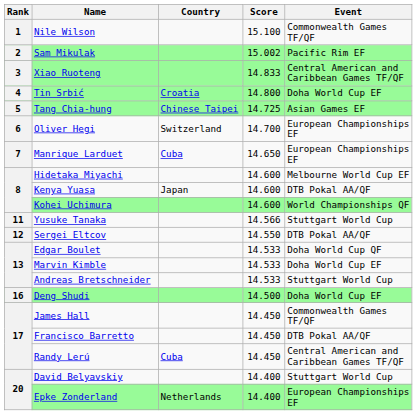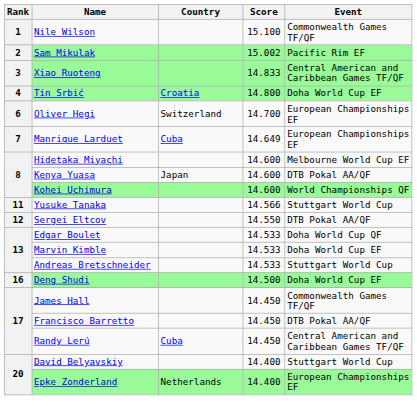- row: (73, 108)
(264, 154) 14.650 -> (264, 139) 14.649
